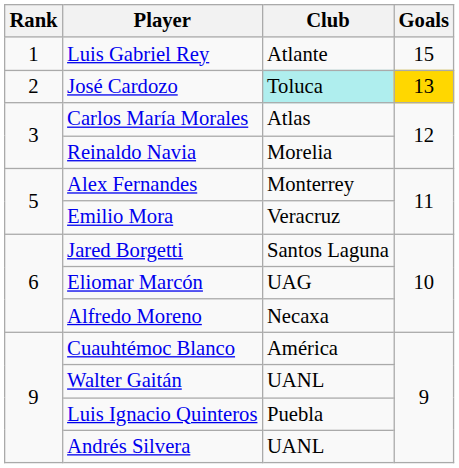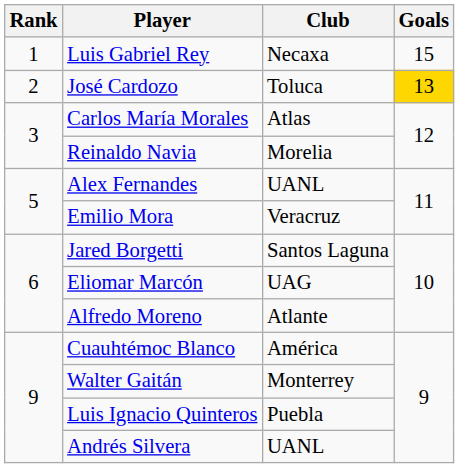(297, 53) Atlante -> (298, 53) Necaxa
(295, 86) paleturquoise background -> (295, 86) no background
(310, 184) Monterrey -> (296, 184) UANL
(298, 315) Necaxa -> (297, 315) Atlante
(296, 380) UANL -> (310, 380) Monterrey
